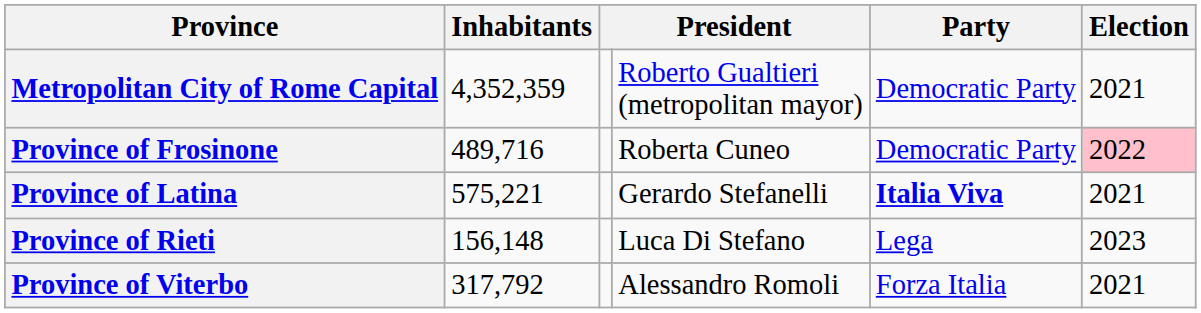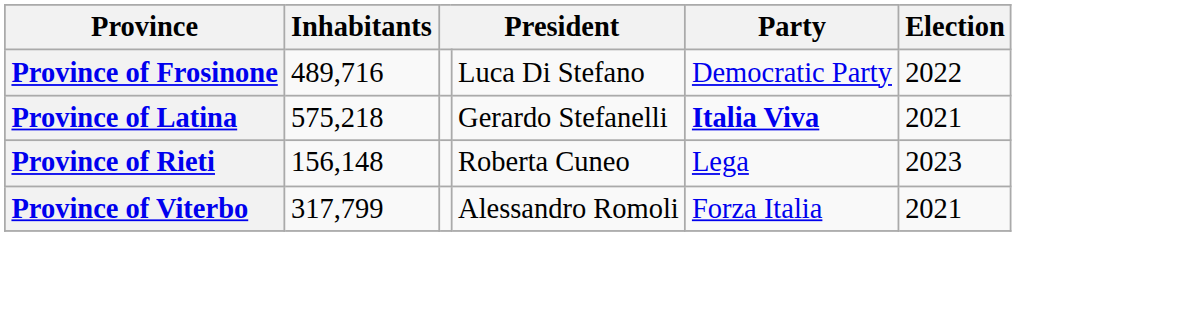- row: (225, 88)
(704, 149) Roberta Cuneo -> (551, 72) Luca Di Stefano
(1118, 149) pink background -> (934, 72) no background
(497, 194) 575,221 -> (337, 117) 575,218
(712, 239) Luca Di Stefano -> (544, 162) Roberta Cuneo
(497, 284) 317,792 -> (337, 207) 317,799
